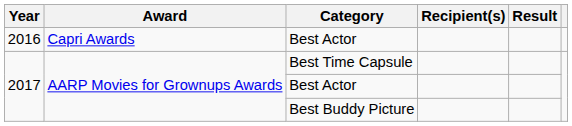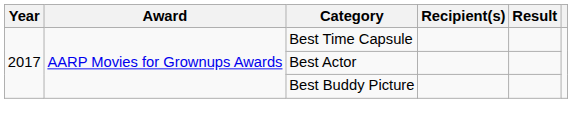- row: (24, 39)
